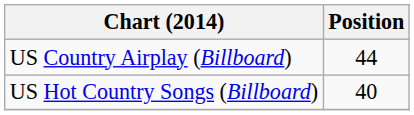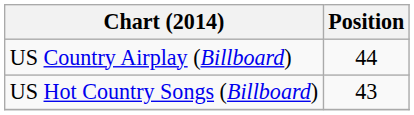(366, 92) 40 -> (366, 92) 43
